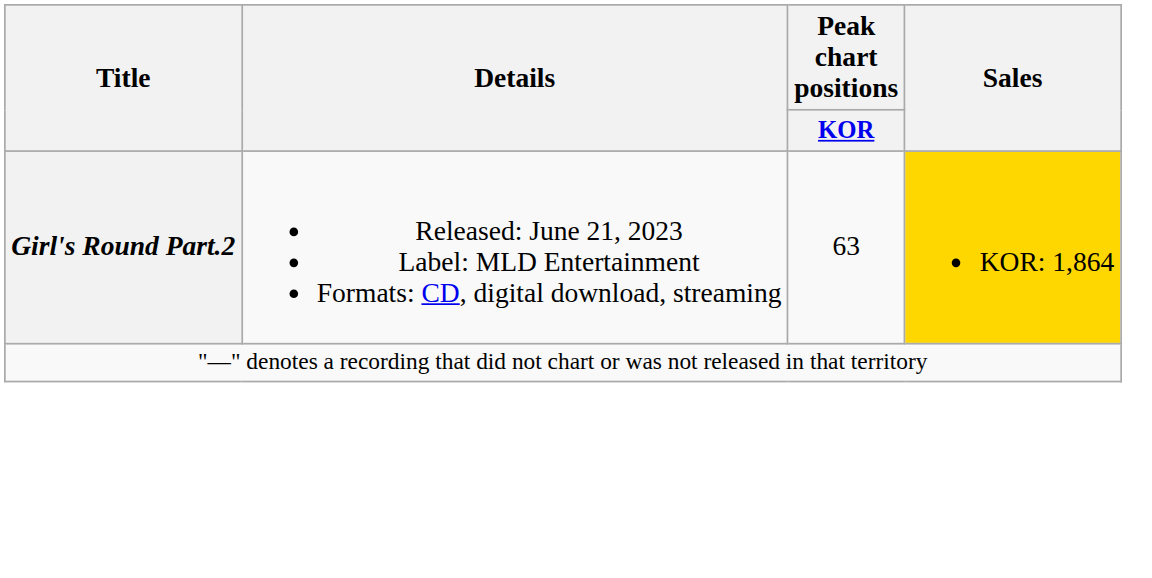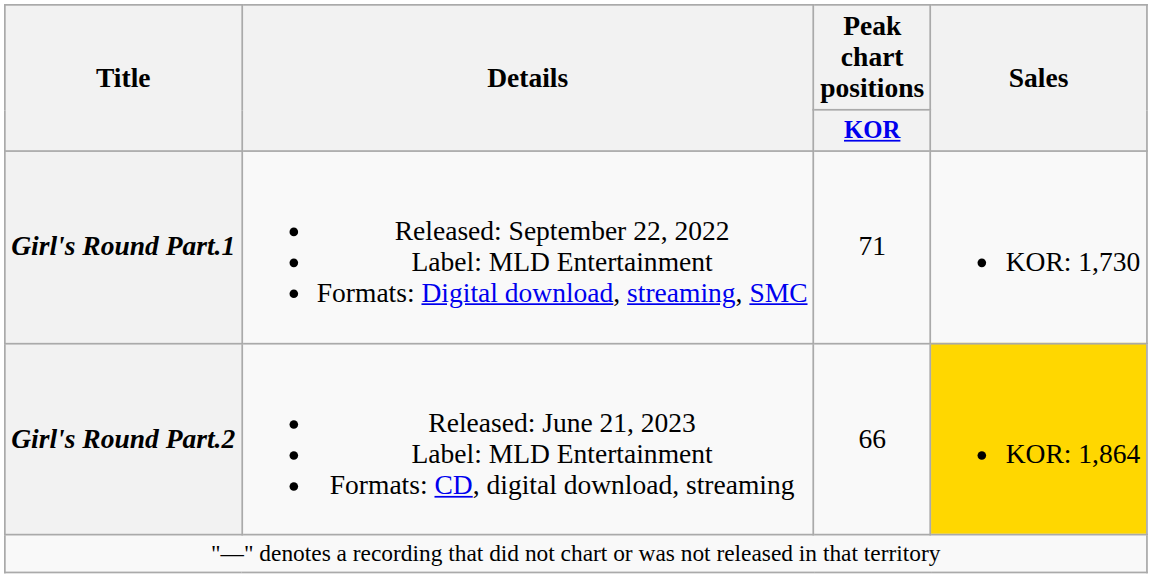+ row: (123, 246)
(846, 246) 63 -> (872, 438) 66
